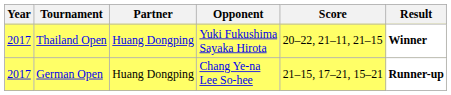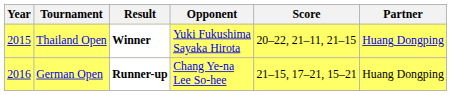columns swapped: (153, 14) <-> (416, 14)
(19, 41) 2017 -> (19, 41) 2015
(19, 74) 2017 -> (19, 74) 2016
